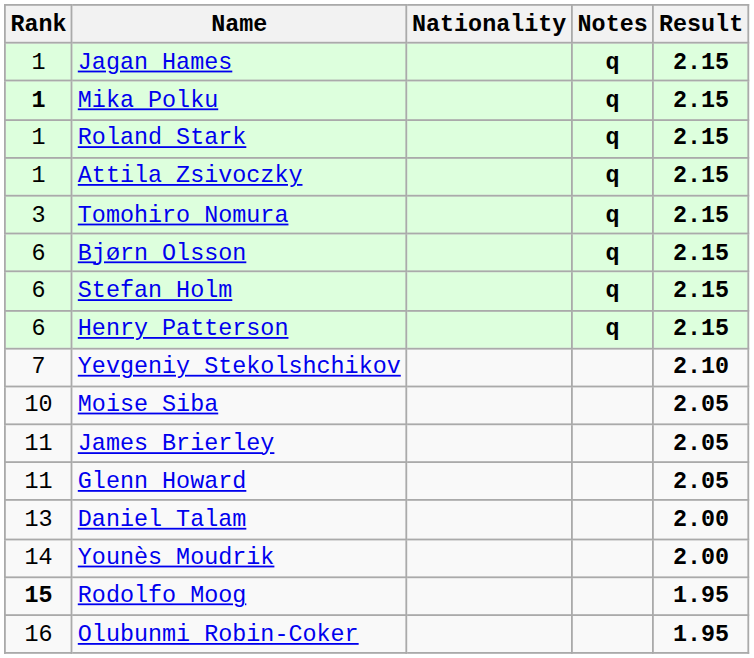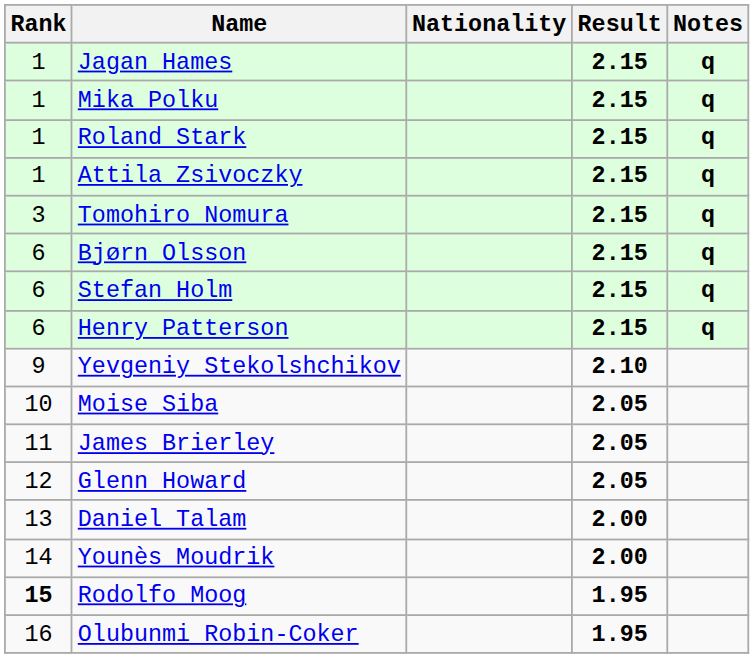columns swapped: (701, 24) <-> (613, 24)
(39, 100) bold -> (39, 100) normal
(39, 367) 7 -> (39, 367) 9
(39, 482) 11 -> (39, 482) 12
